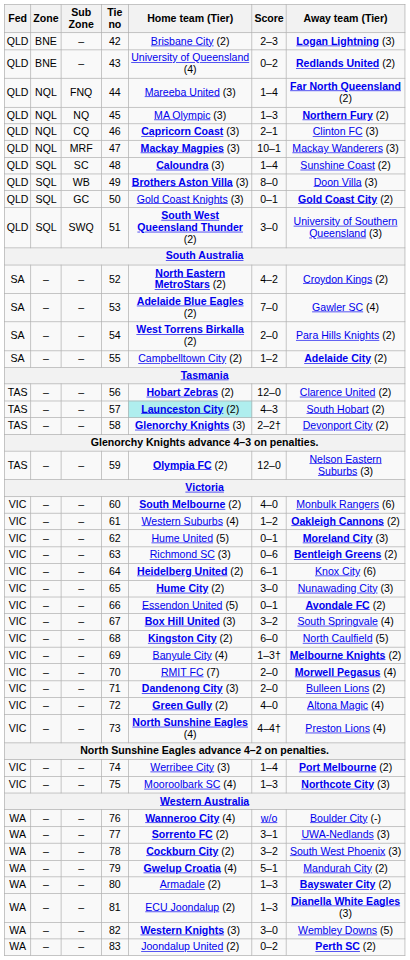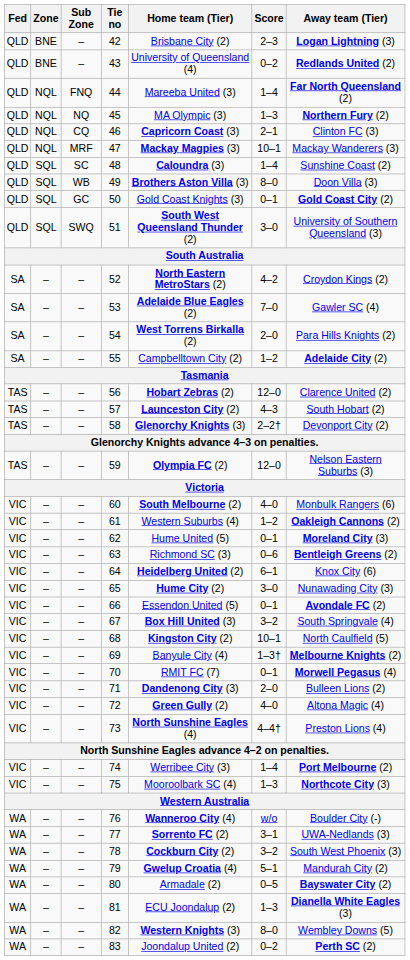(190, 409) paleturquoise background -> (190, 409) no background
(269, 638) 6–0 -> (269, 638) 10–1
(269, 672) 2–0 -> (269, 672) 0–1
(269, 885) 1–3 -> (269, 885) 0–5
(269, 930) 3–0 -> (269, 930) 8–0
